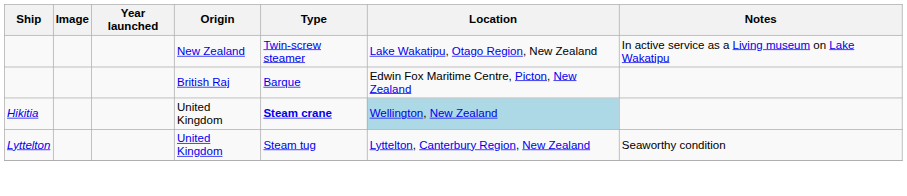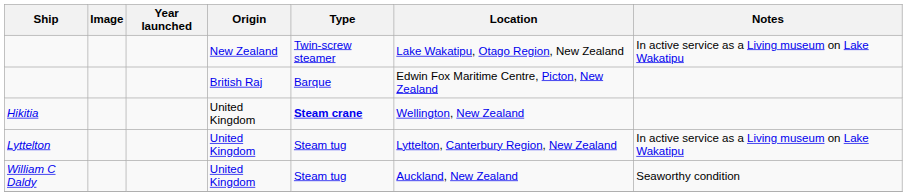(434, 113) lightblue background -> (460, 113) no background
(674, 145) Seaworthy condition -> (752, 145) In active service as a Living museum on Lake Wakatipu
+ row: (31, 176)
